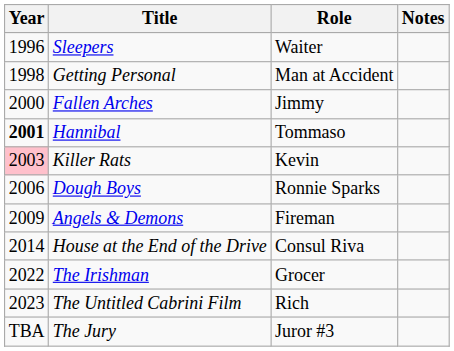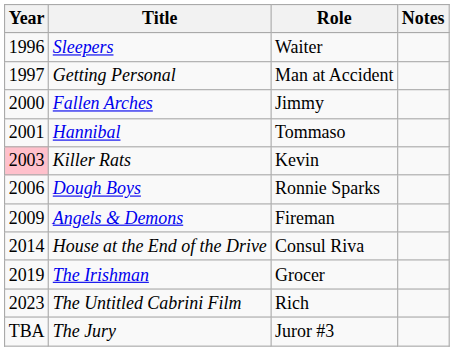(27, 75) 1998 -> (27, 75) 1997
(27, 132) bold -> (27, 132) normal
(27, 274) 2022 -> (27, 274) 2019
